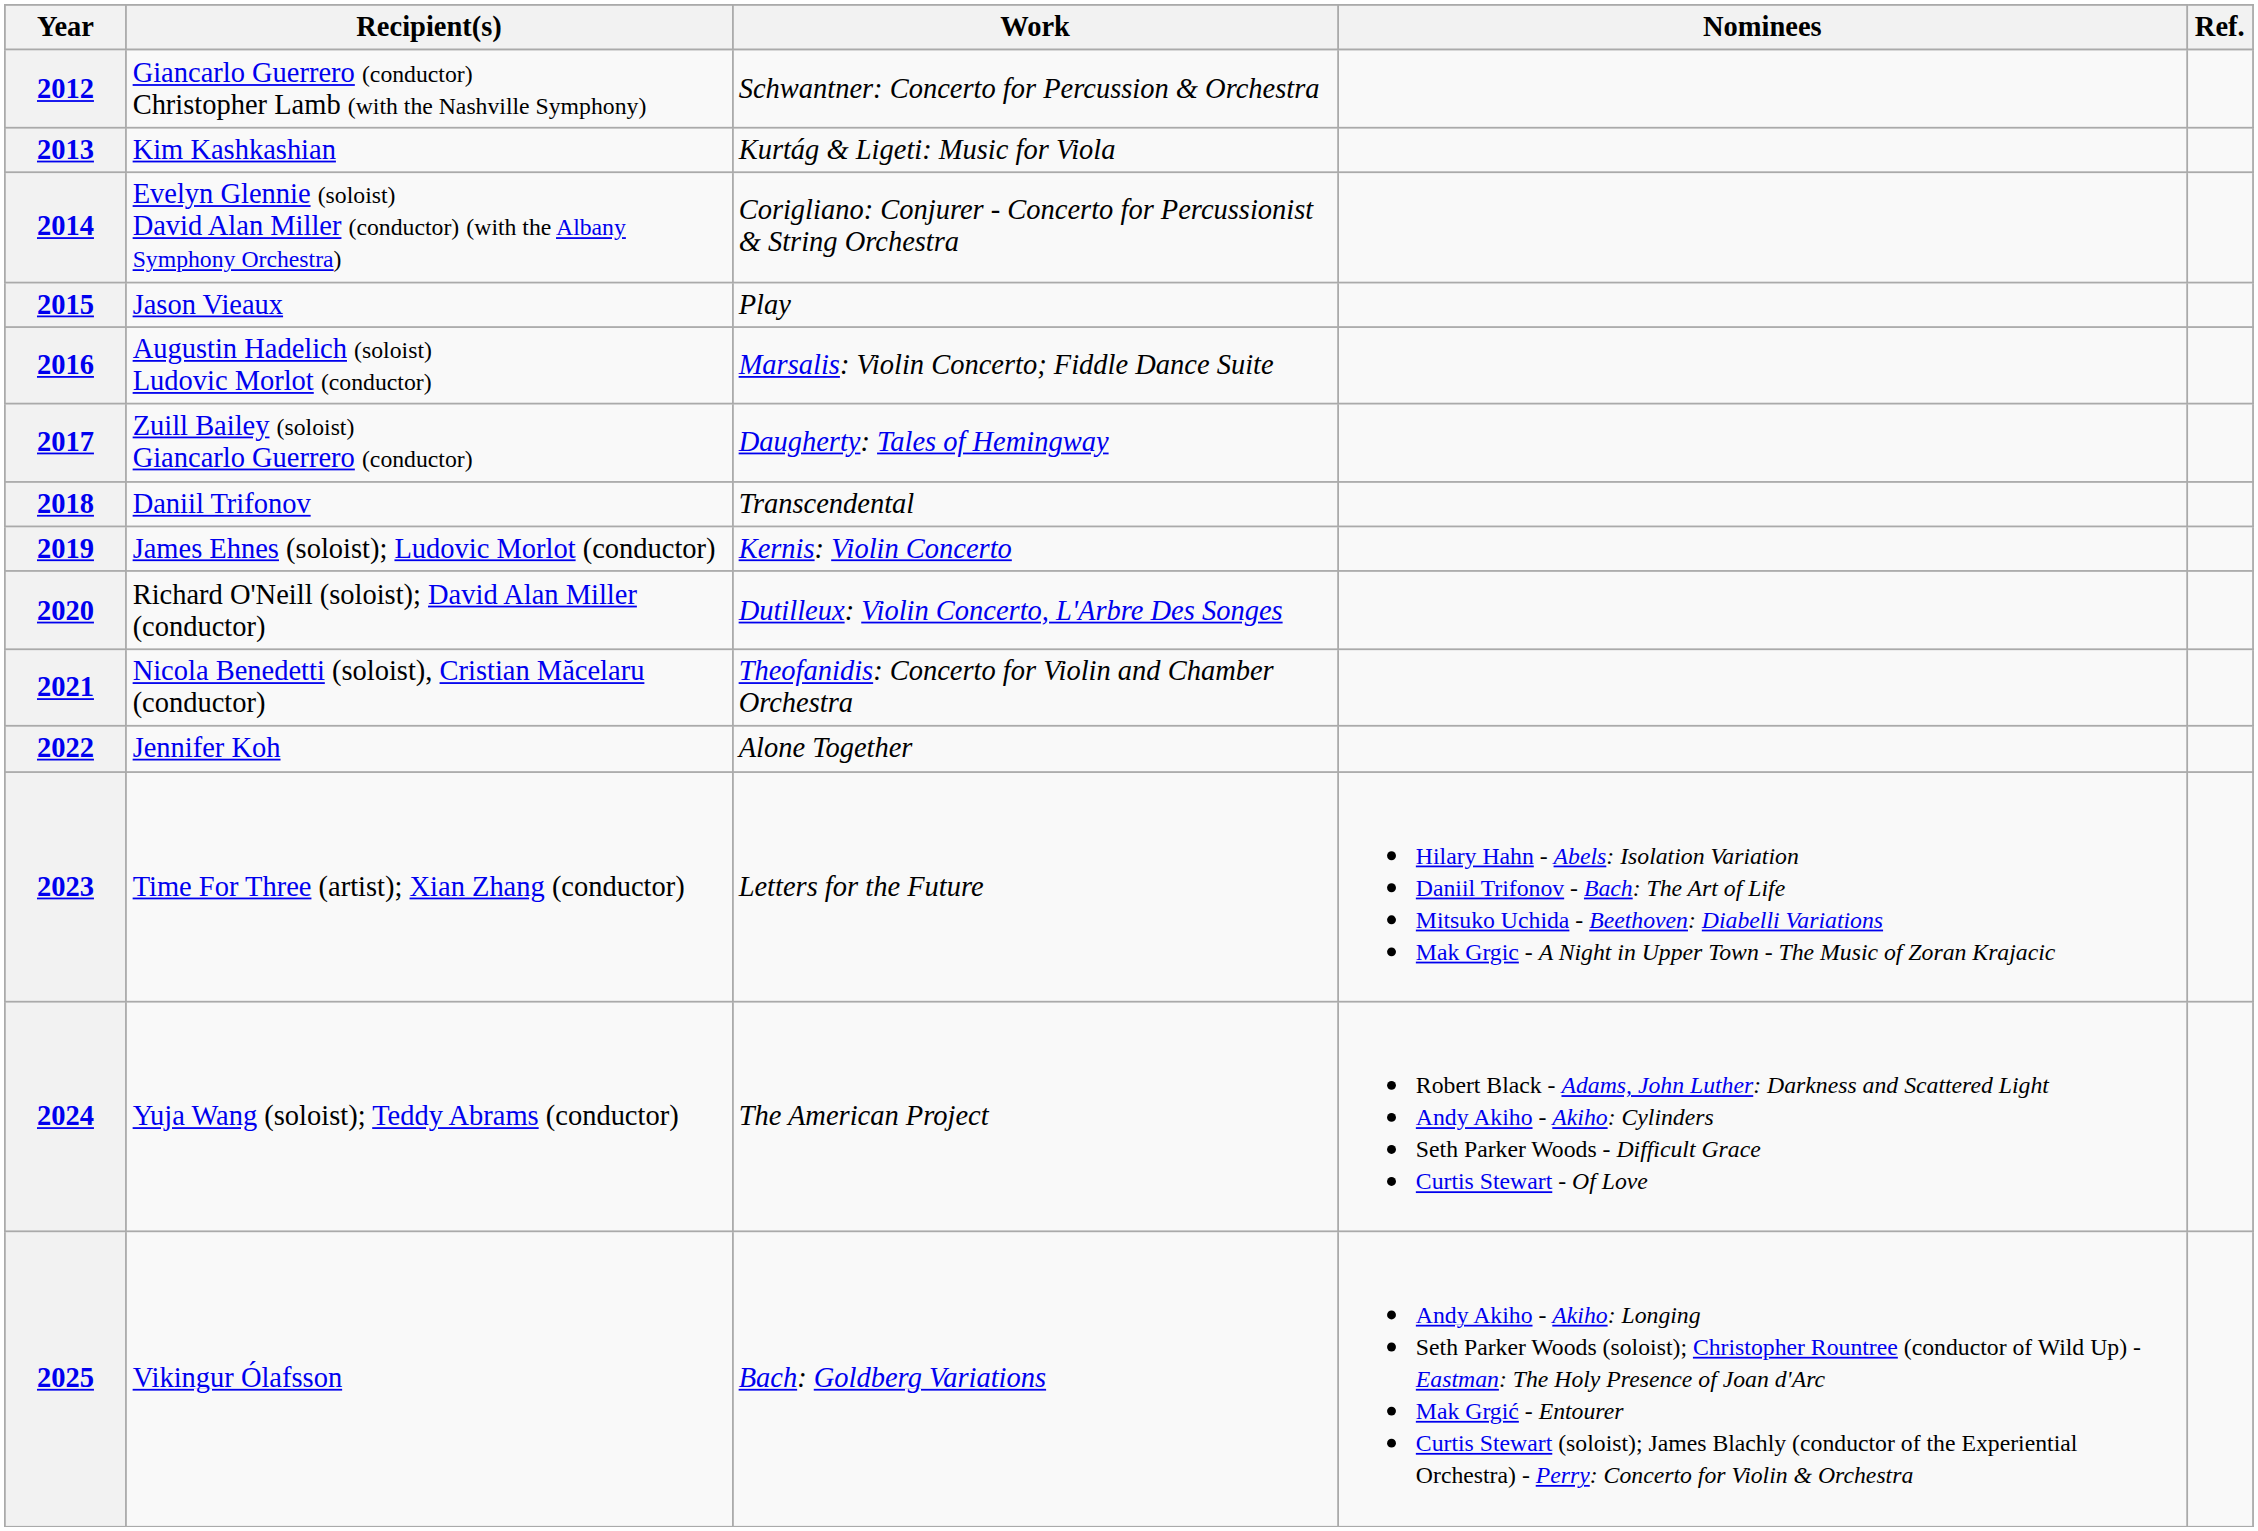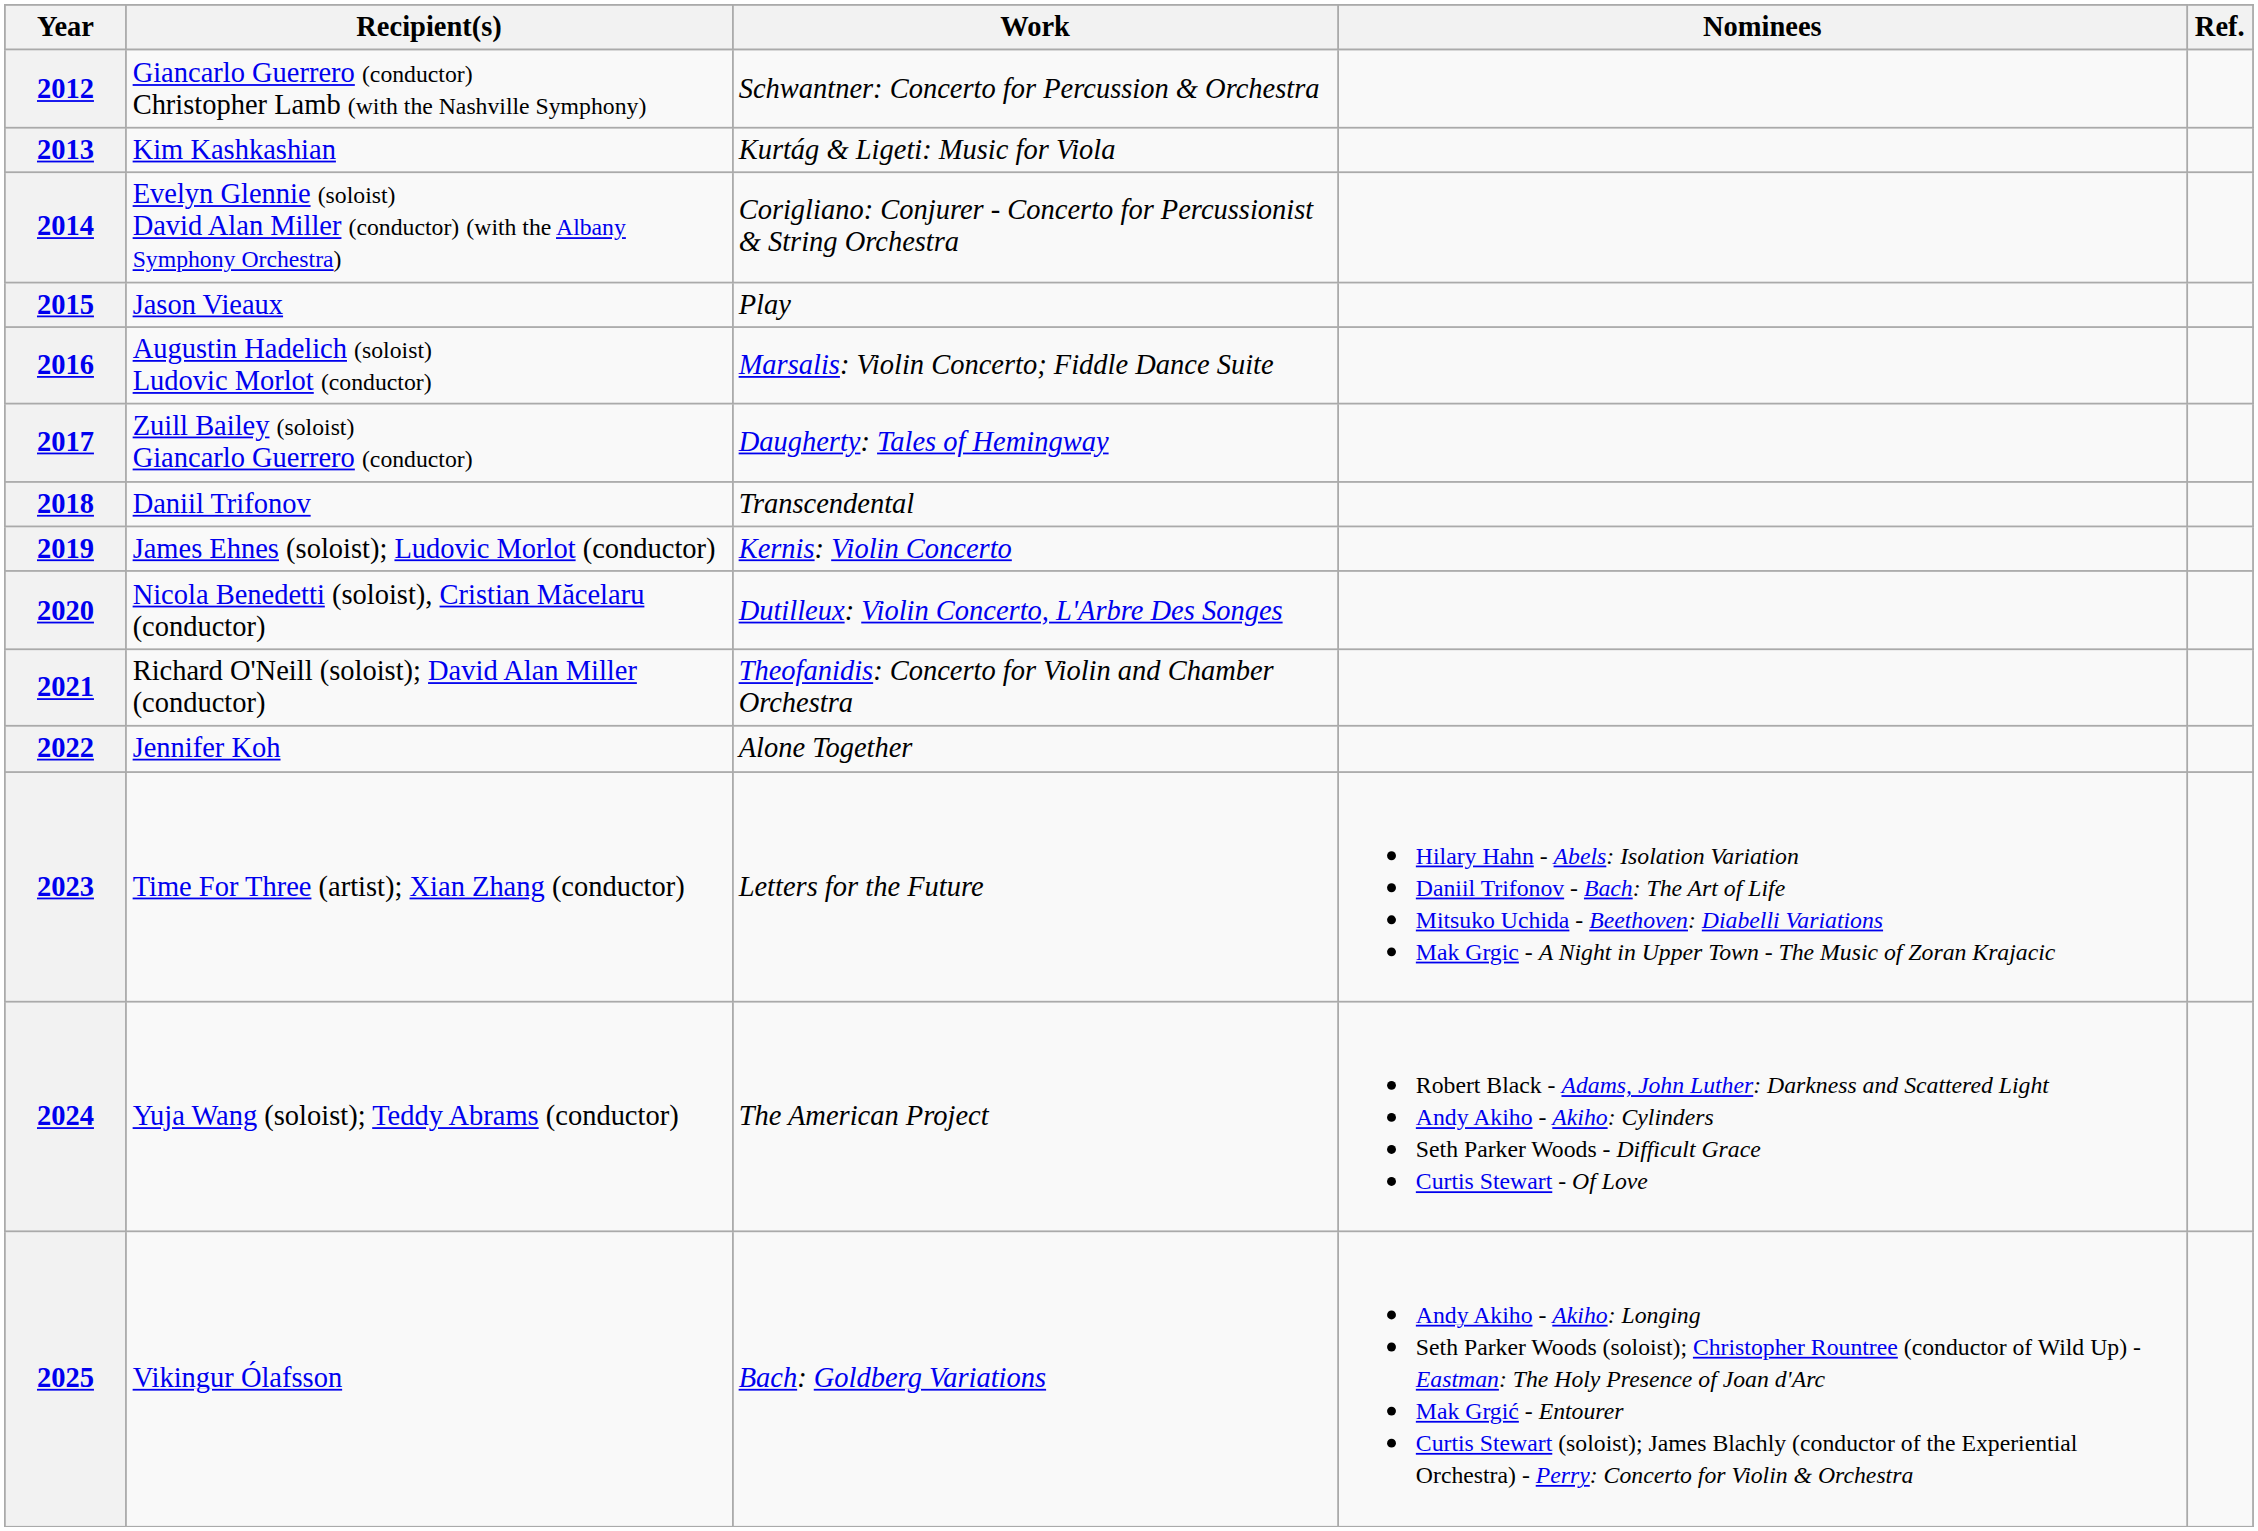(385, 609) Richard O'Neill (soloist); David Alan Miller (conductor) -> (389, 609) Nicola Benedetti (soloist), Cristian Măcelaru (conductor)
(389, 687) Nicola Benedetti (soloist), Cristian Măcelaru (conductor) -> (385, 687) Richard O'Neill (soloist); David Alan Miller (conductor)
